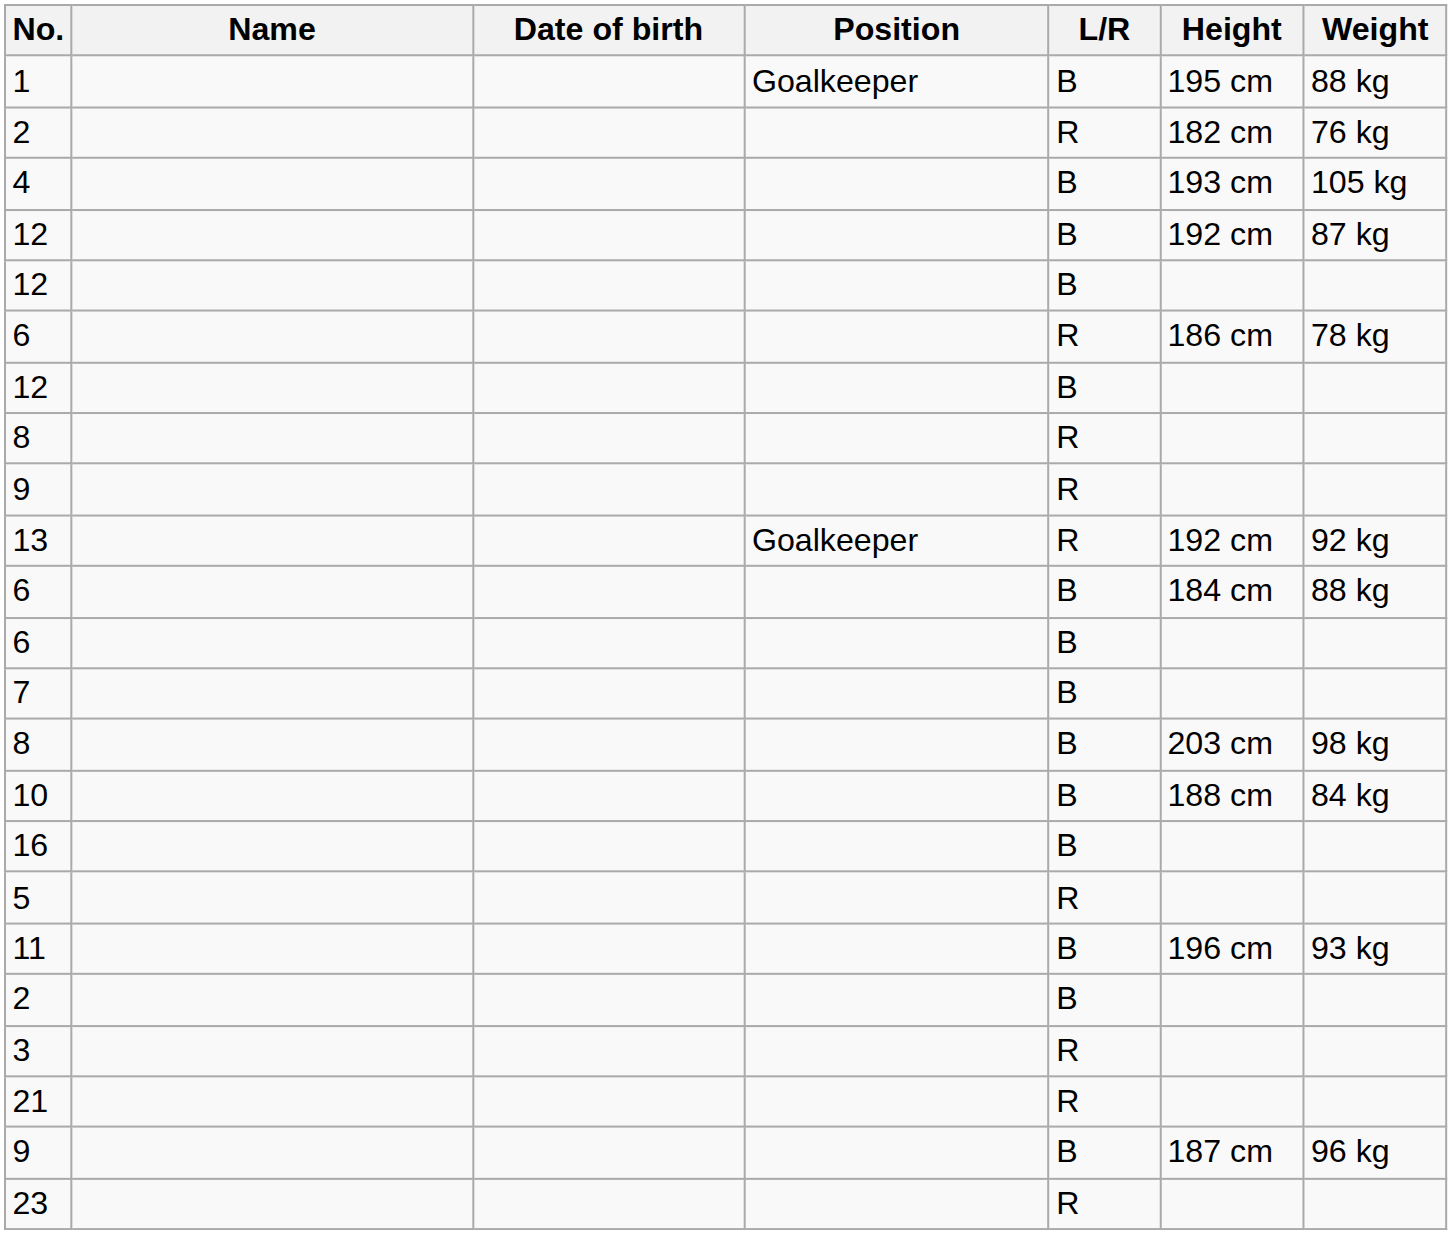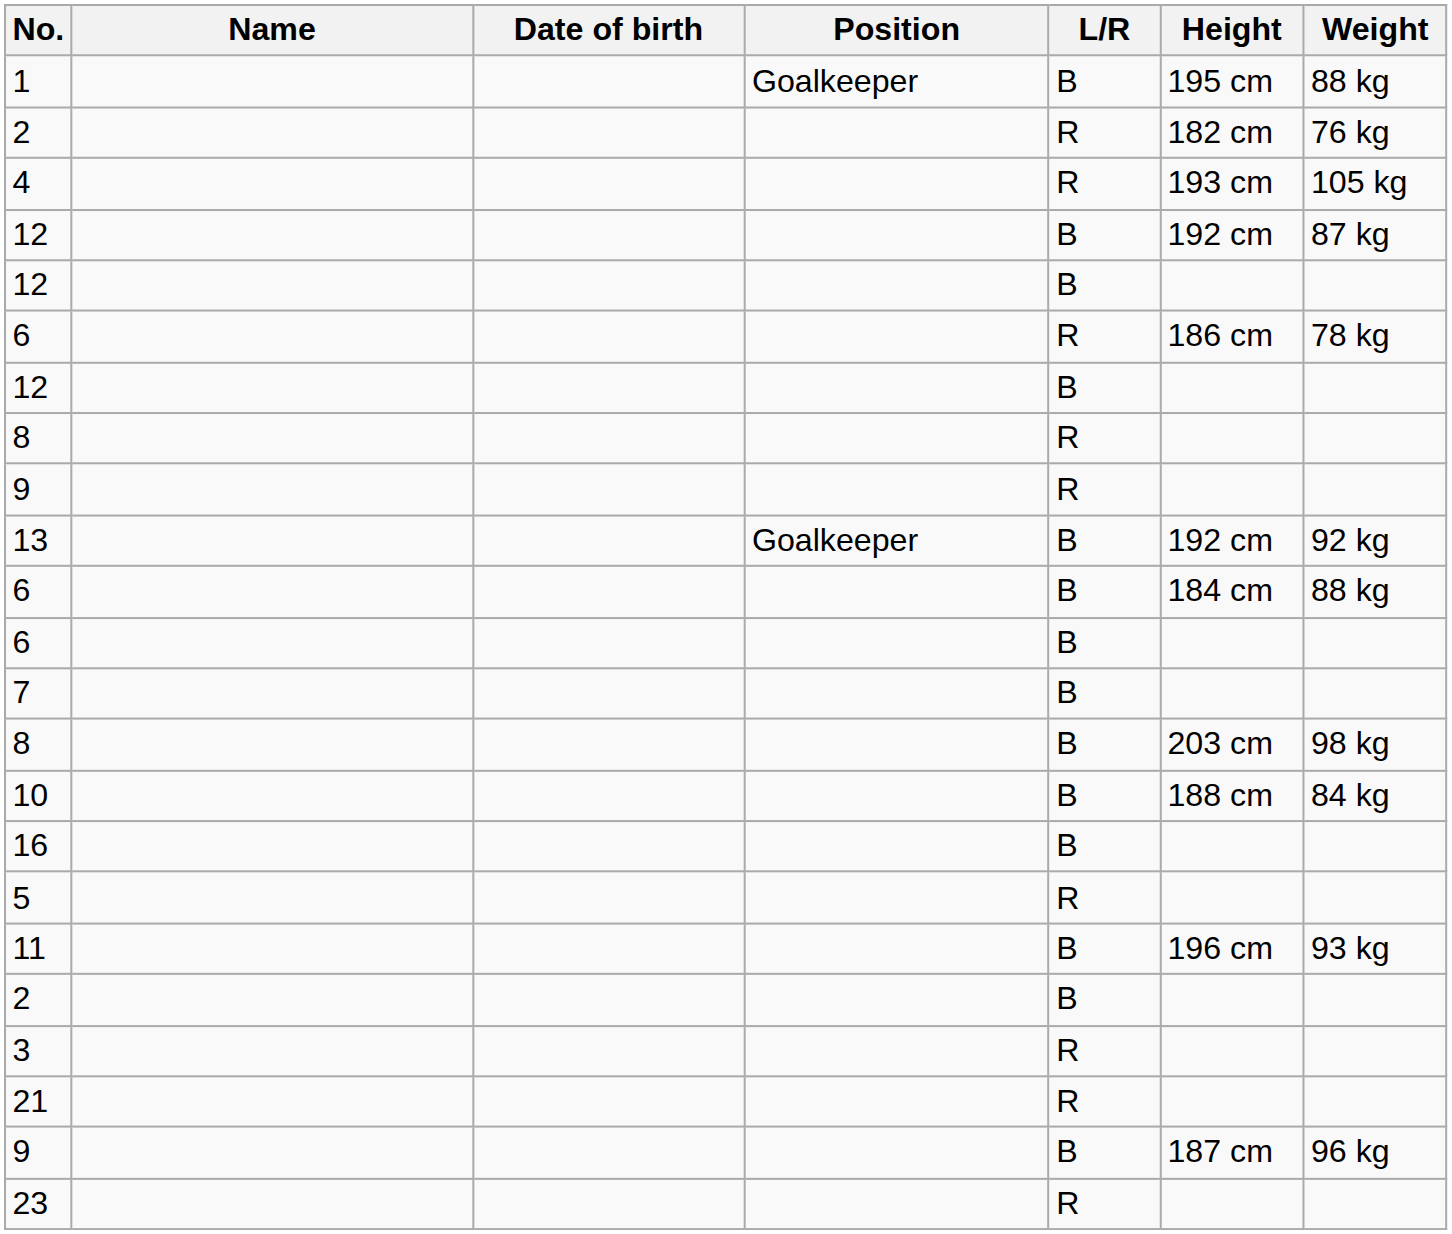(1067, 183) B -> (1068, 183) R
(1068, 540) R -> (1067, 540) B
